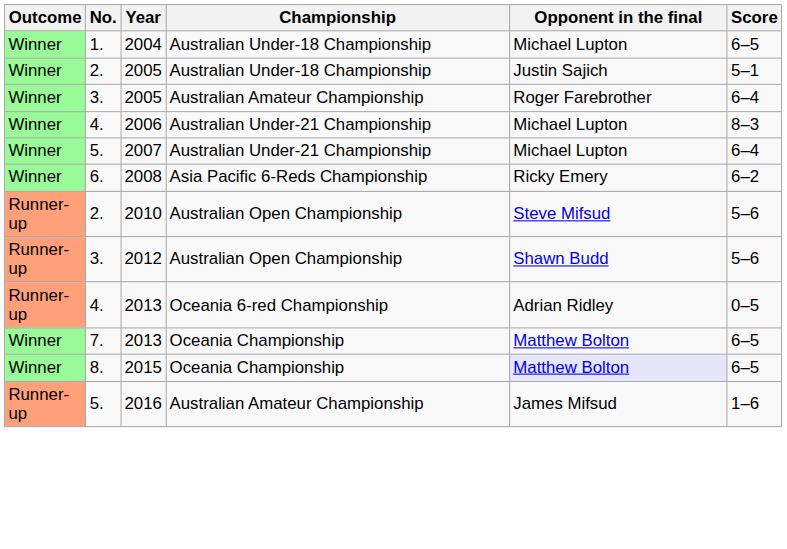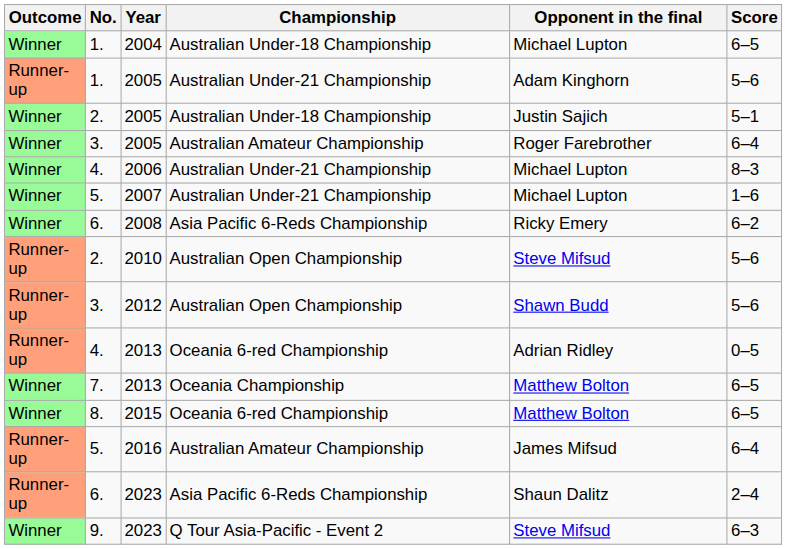+ row: (97, 80)
(745, 151) 6–4 -> (745, 196) 1–6
(257, 367) Oceania Championship -> (279, 413) Oceania 6-red Championship
(571, 367) lavender background -> (571, 413) no background
(745, 403) 1–6 -> (745, 449) 6–4
+ row: (97, 494)
+ row: (97, 530)
